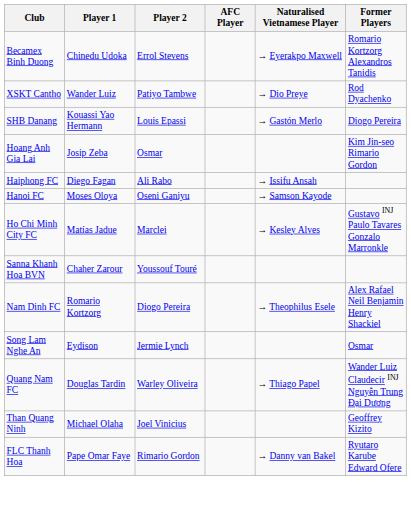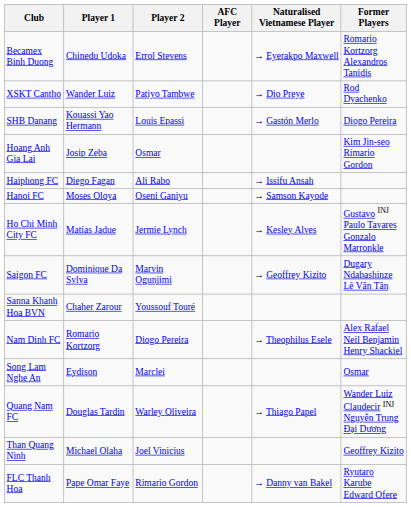(152, 230) Marclei -> (161, 230) Jermie Lynch
+ row: (27, 275)
(163, 345) Jermie Lynch -> (150, 372) Marclei
